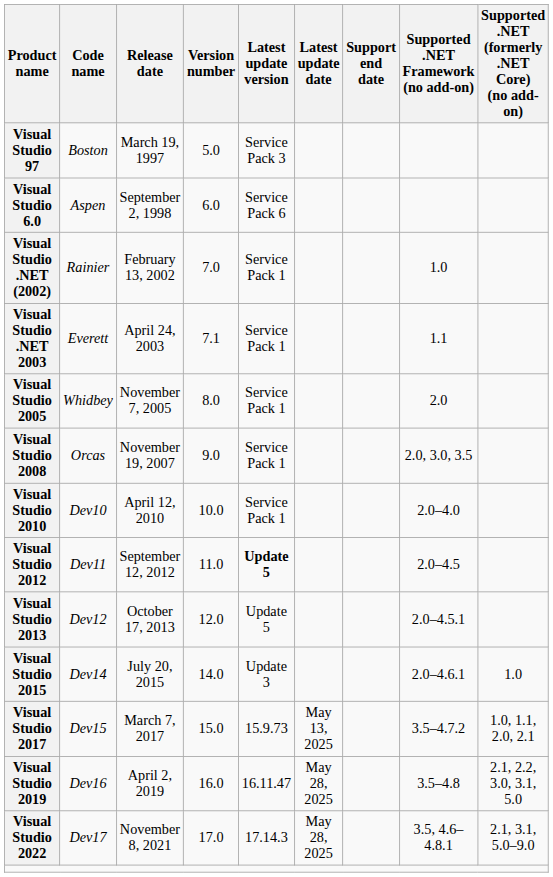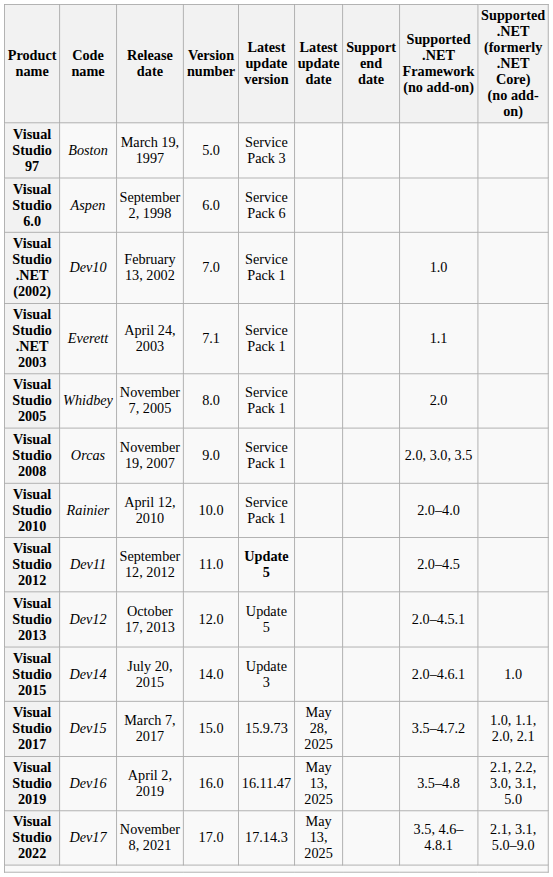(88, 267) Rainier -> (88, 267) Dev10
(88, 510) Dev10 -> (88, 510) Rainier
(319, 728) May 13, 2025 -> (319, 728) May 28, 2025
(319, 783) May 28, 2025 -> (319, 783) May 13, 2025
(319, 838) May 28, 2025 -> (319, 838) May 13, 2025
